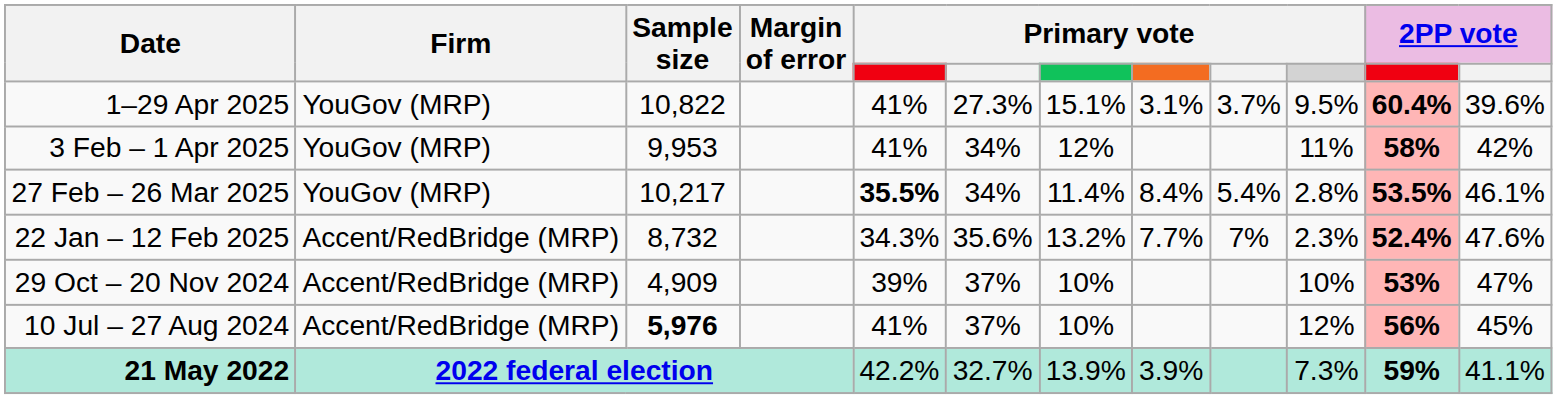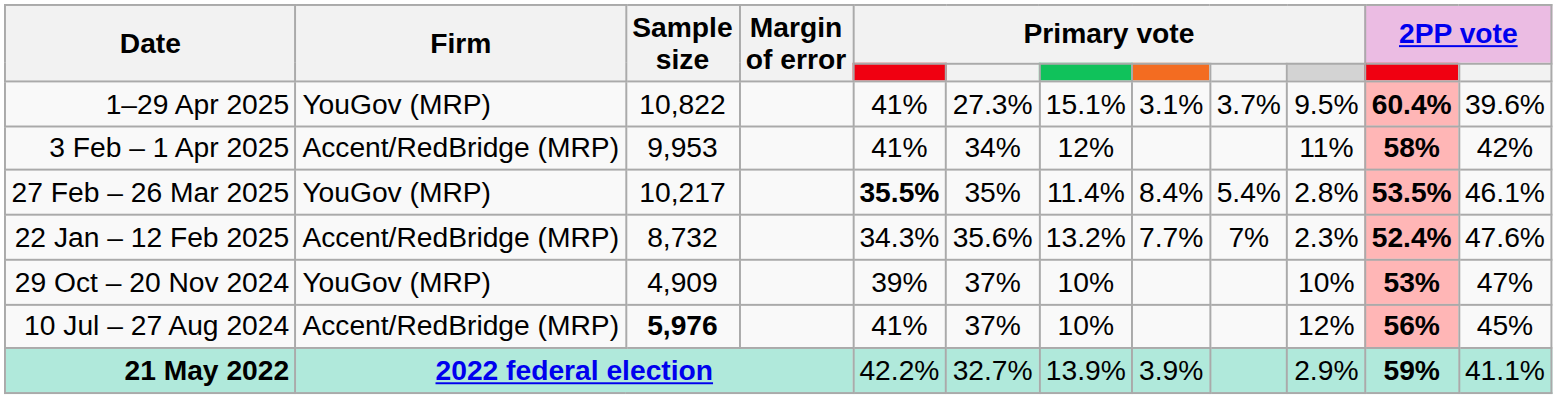(397, 148) YouGov (MRP) -> (461, 148) Accent/RedBridge (MRP)
(993, 193) 34% -> (993, 193) 35%
(461, 282) Accent/RedBridge (MRP) -> (397, 282) YouGov (MRP)
(1326, 371) 7.3% -> (1326, 371) 2.9%
